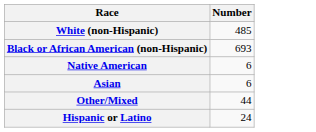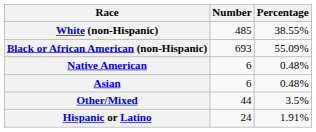+ column: (283, 13)
